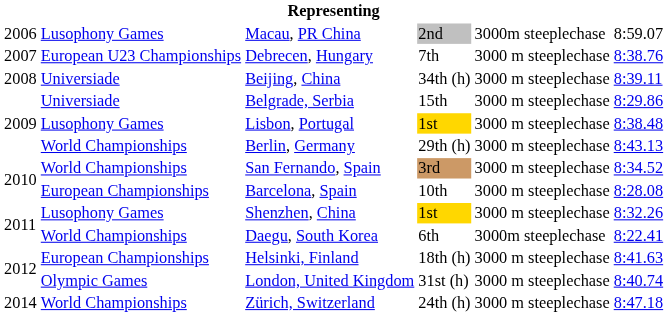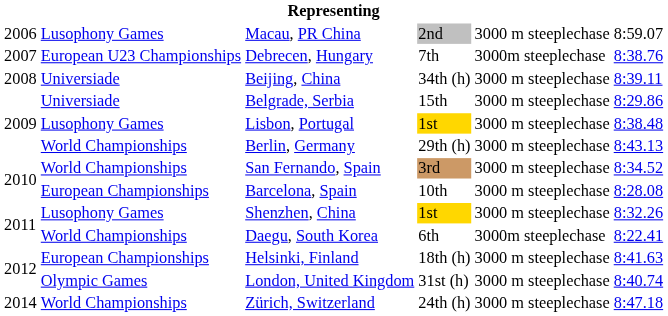(540, 33) 3000m steeplechase -> (542, 33) 3000 m steeplechase
(542, 56) 3000 m steeplechase -> (540, 56) 3000m steeplechase
